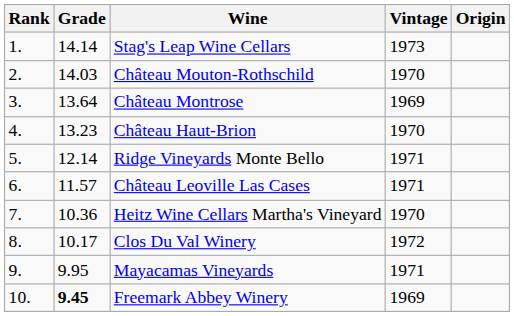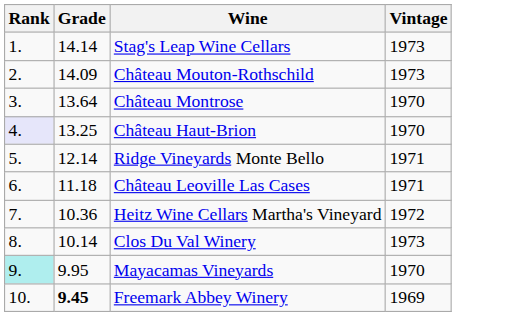- column: (481, 18)
(78, 74) 14.03 -> (78, 74) 14.09
(407, 74) 1970 -> (407, 74) 1973
(407, 102) 1969 -> (407, 102) 1970
(15, 130) no background -> (15, 130) lavender background
(78, 130) 13.23 -> (78, 130) 13.25
(77, 185) 11.57 -> (77, 185) 11.18
(407, 213) 1970 -> (407, 213) 1972
(78, 241) 10.17 -> (78, 241) 10.14
(407, 241) 1972 -> (407, 241) 1973
(15, 269) no background -> (15, 269) paleturquoise background
(407, 269) 1971 -> (407, 269) 1970
